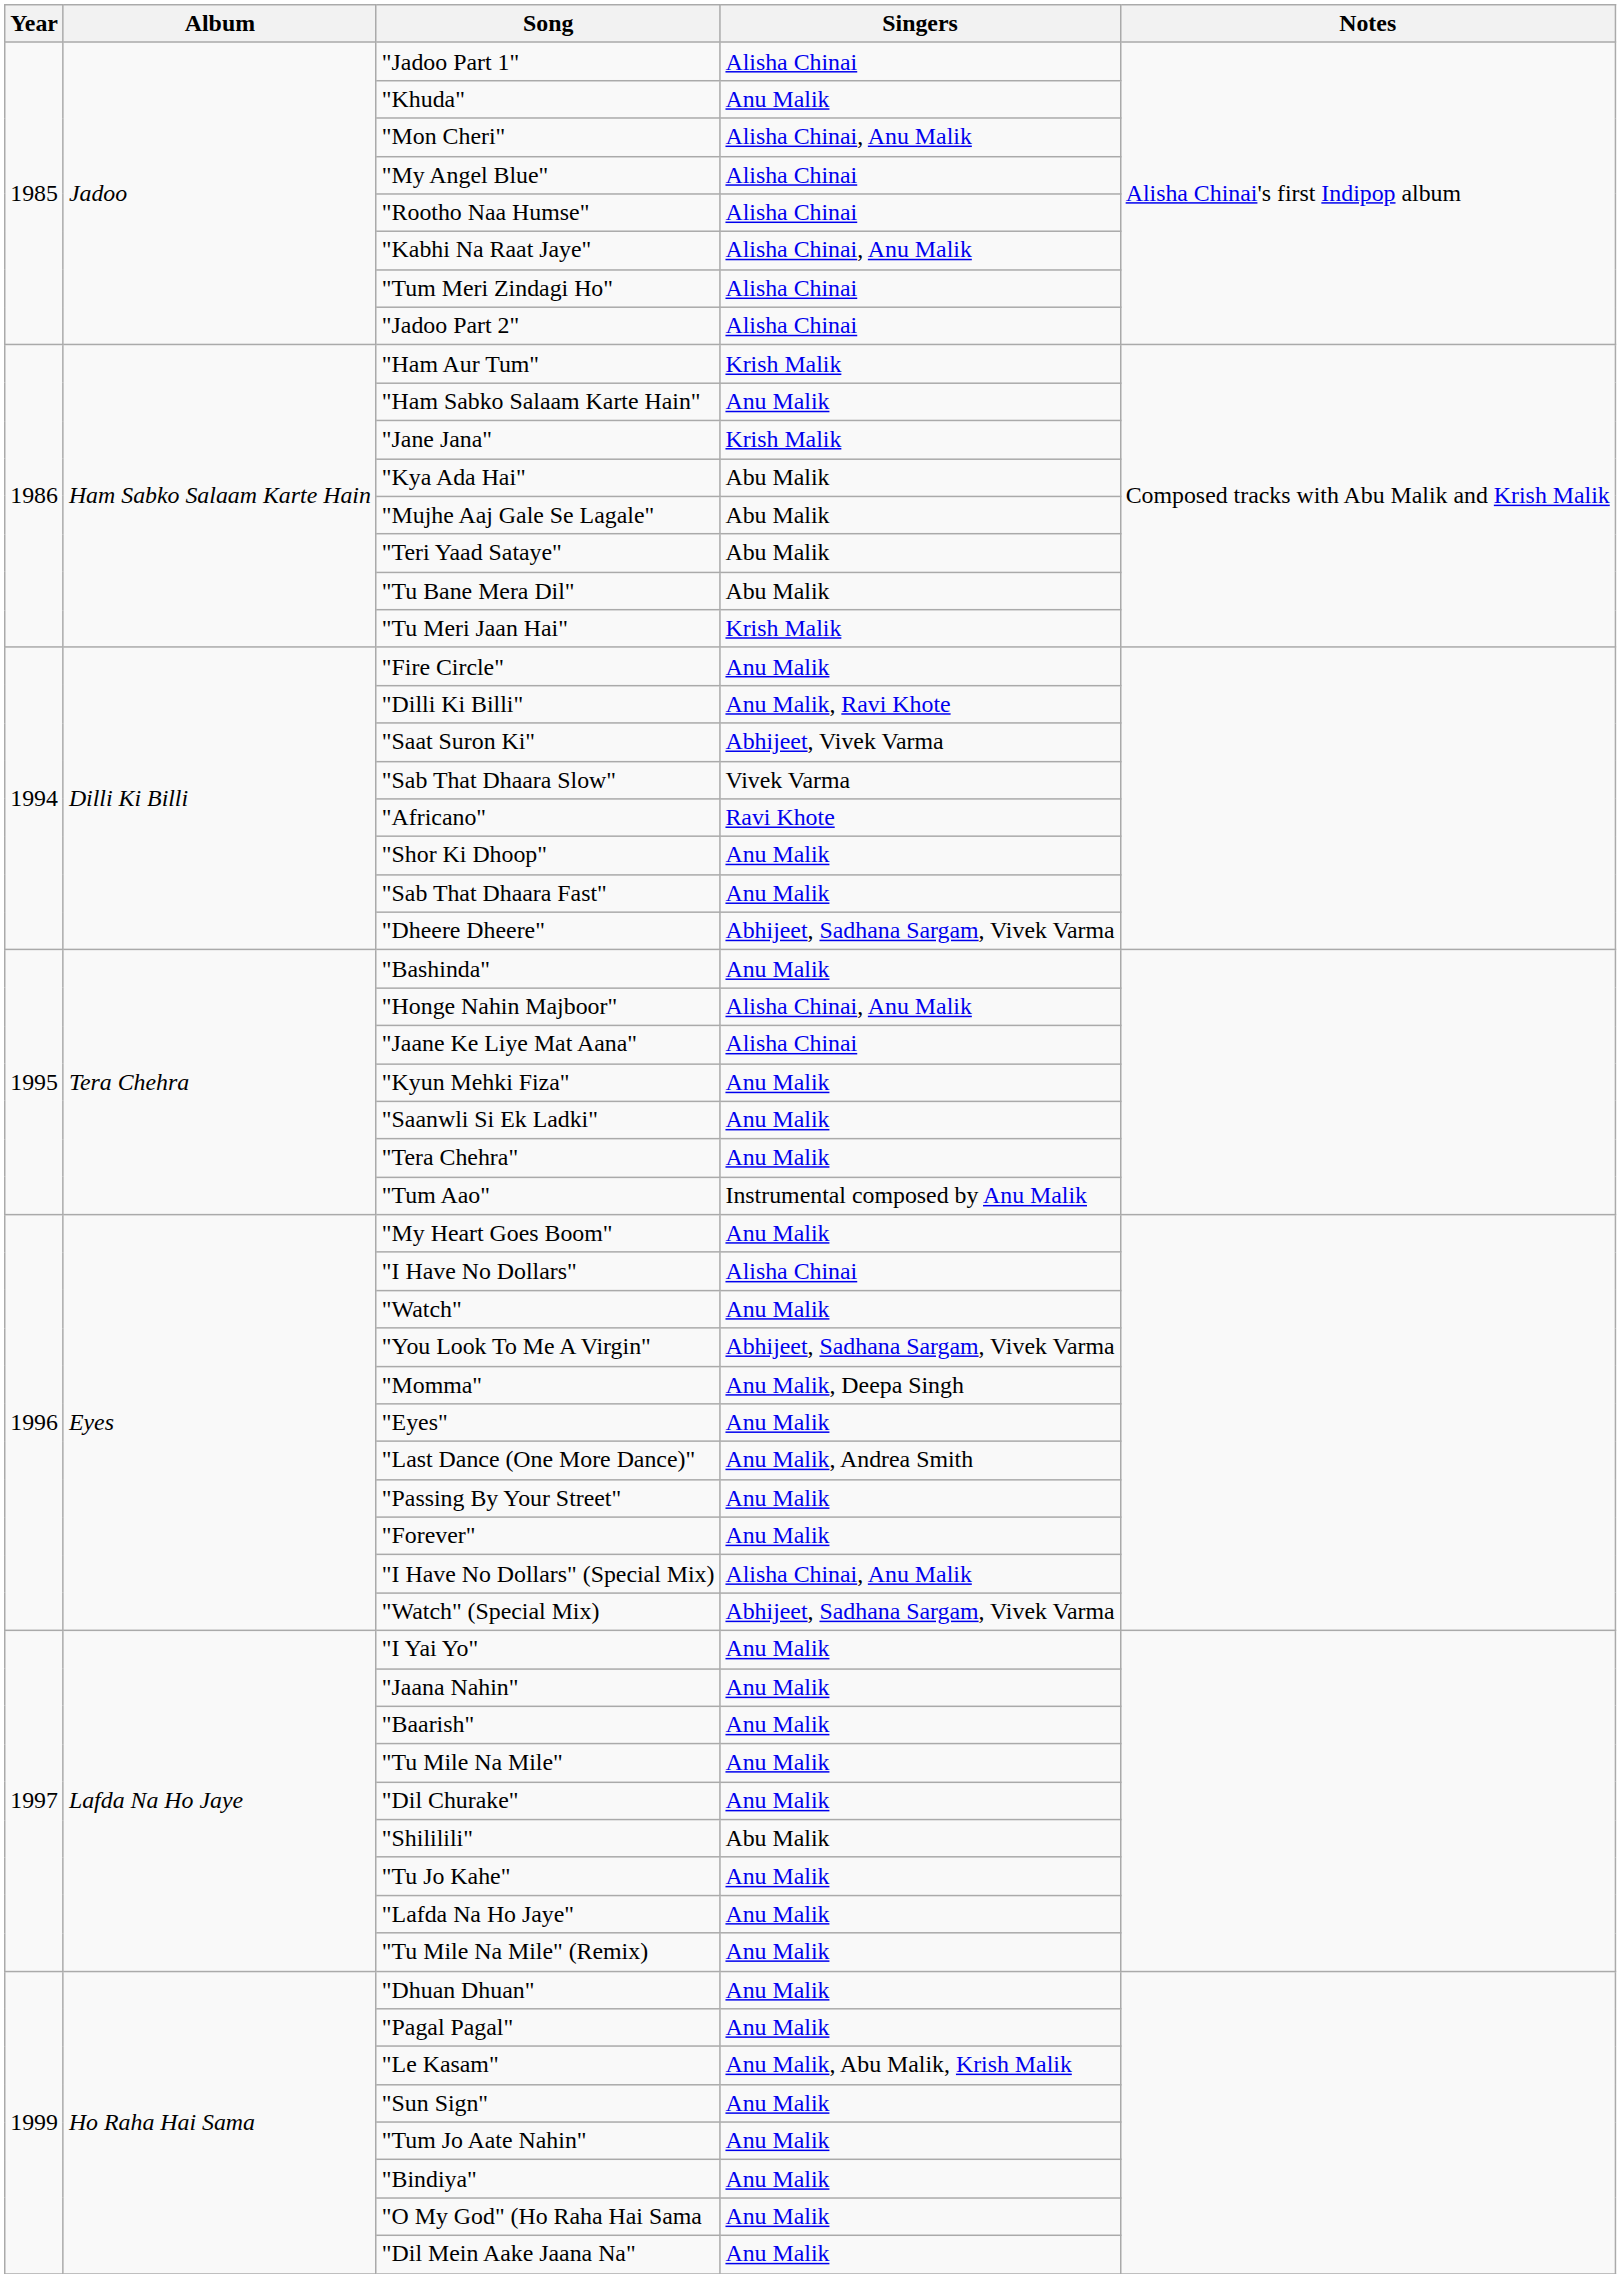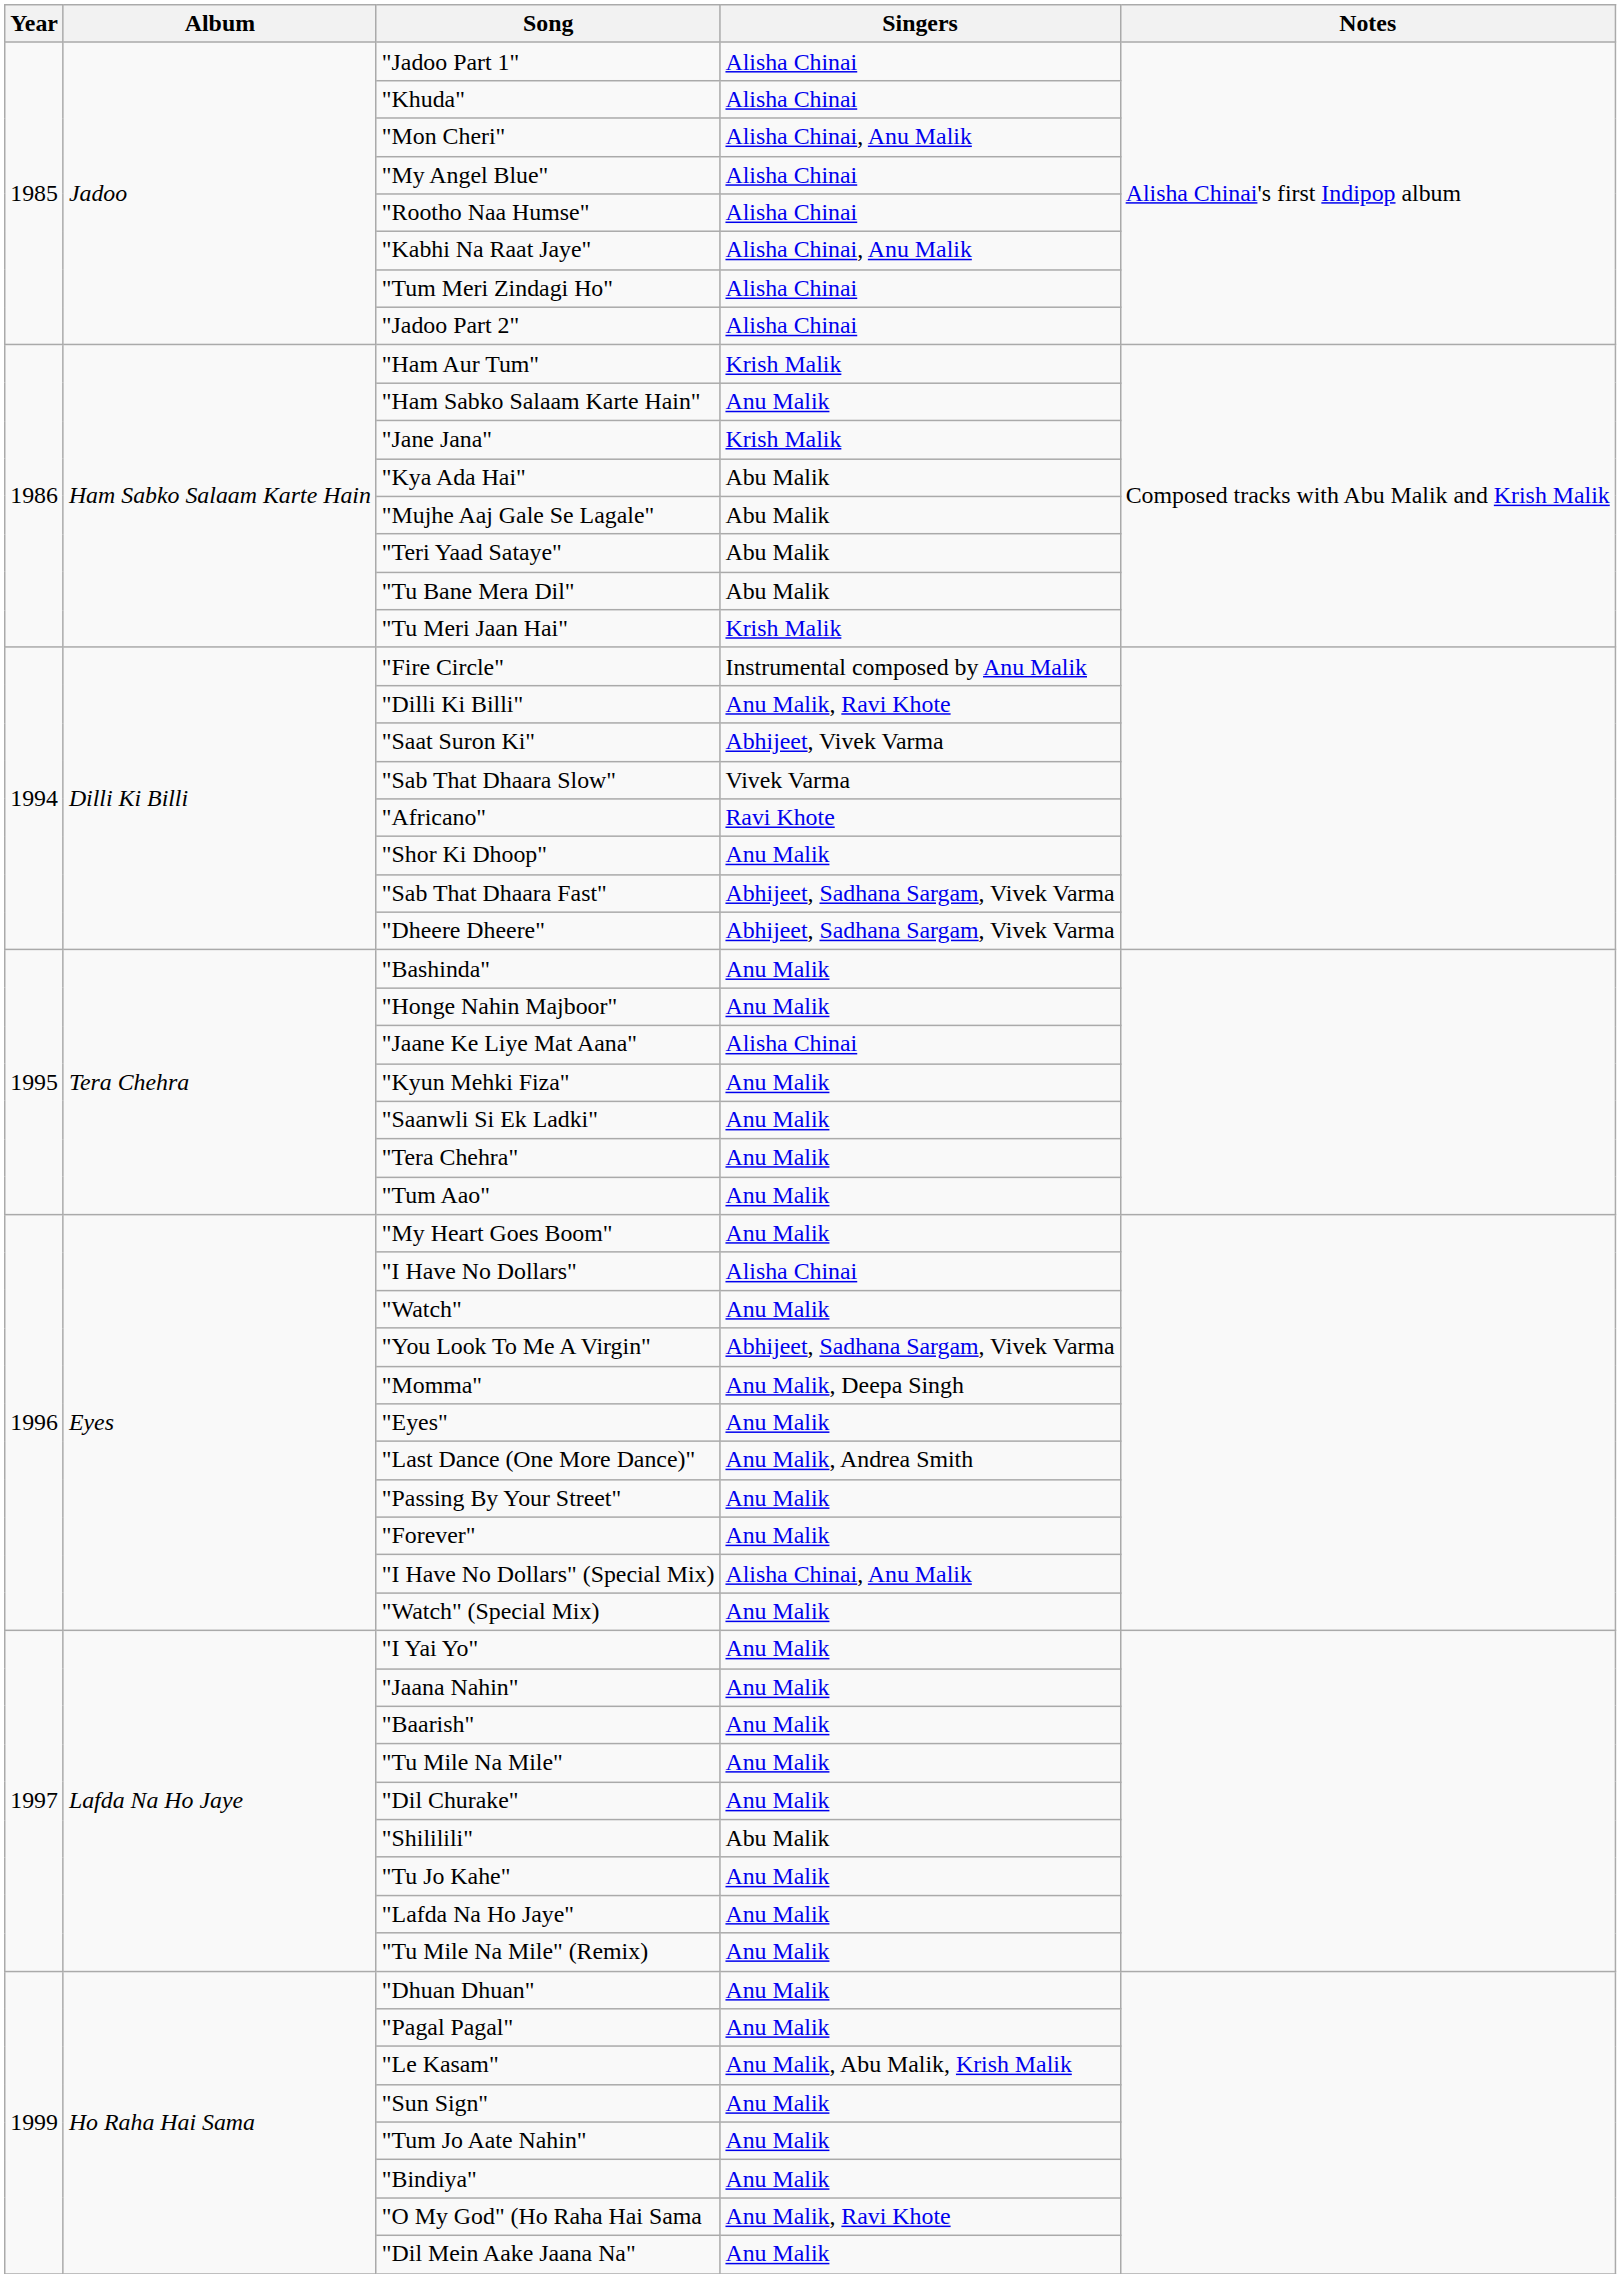(777, 99) Anu Malik -> (791, 99) Alisha Chinai
(777, 666) Anu Malik -> (906, 666) Instrumental composed by Anu Malik
(777, 893) Anu Malik -> (920, 893) Abhijeet, Sadhana Sargam, Vivek Varma
(849, 1006) Alisha Chinai, Anu Malik -> (777, 1006) Anu Malik
(906, 1195) Instrumental composed by Anu Malik -> (777, 1195) Anu Malik
(920, 1611) Abhijeet, Sadhana Sargam, Vivek Varma -> (777, 1611) Anu Malik
(777, 2216) Anu Malik -> (838, 2216) Anu Malik, Ravi Khote
